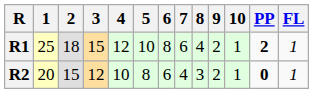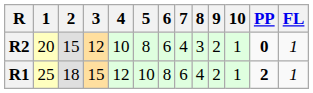rows swapped: (19, 46) <-> (19, 74)
